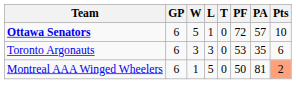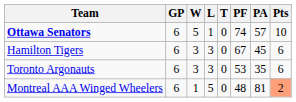(240, 32) 72 -> (240, 32) 74
+ row: (45, 50)
(240, 69) 50 -> (240, 87) 48
